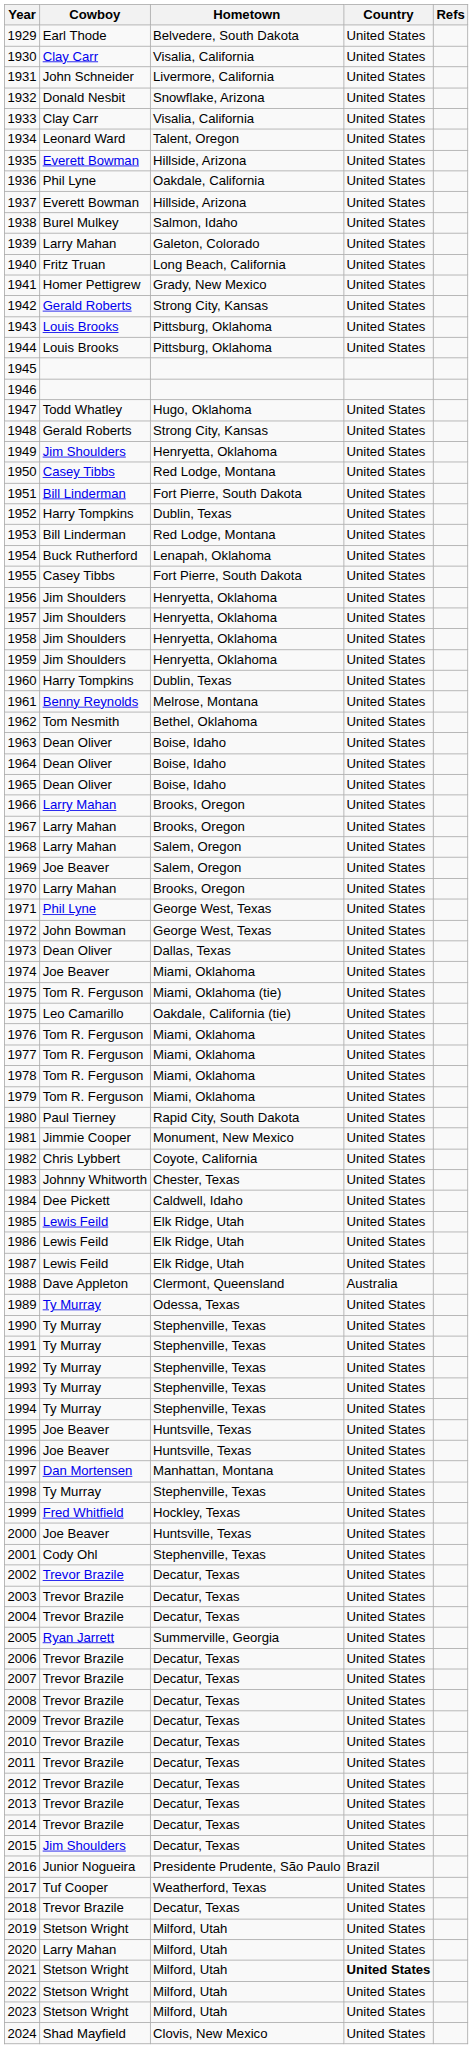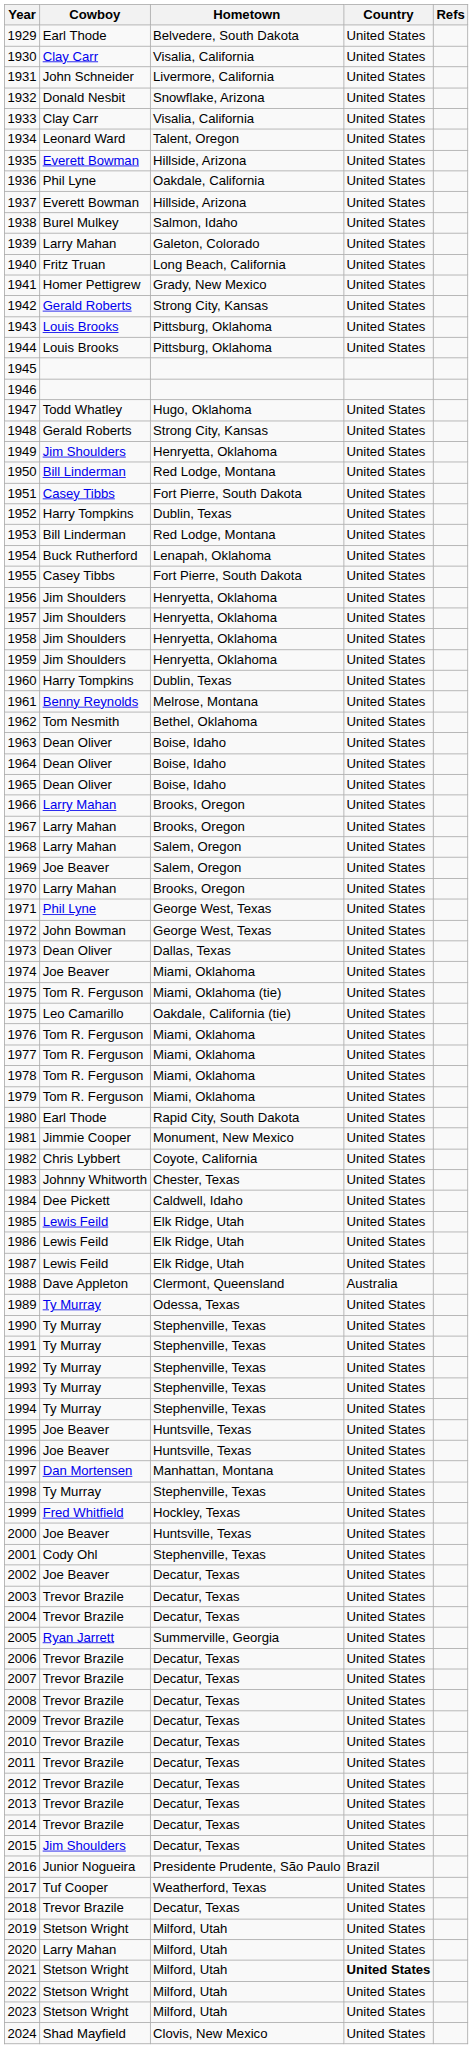(79, 472) Casey Tibbs -> (84, 472) Bill Linderman
(84, 493) Bill Linderman -> (79, 493) Casey Tibbs
(79, 1117) Paul Tierney -> (75, 1117) Earl Thode
(83, 1575) Trevor Brazile -> (76, 1575) Joe Beaver
